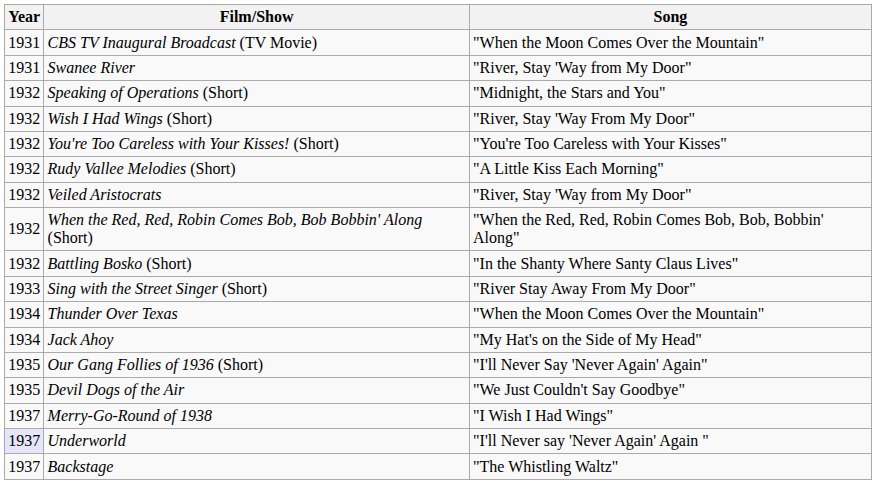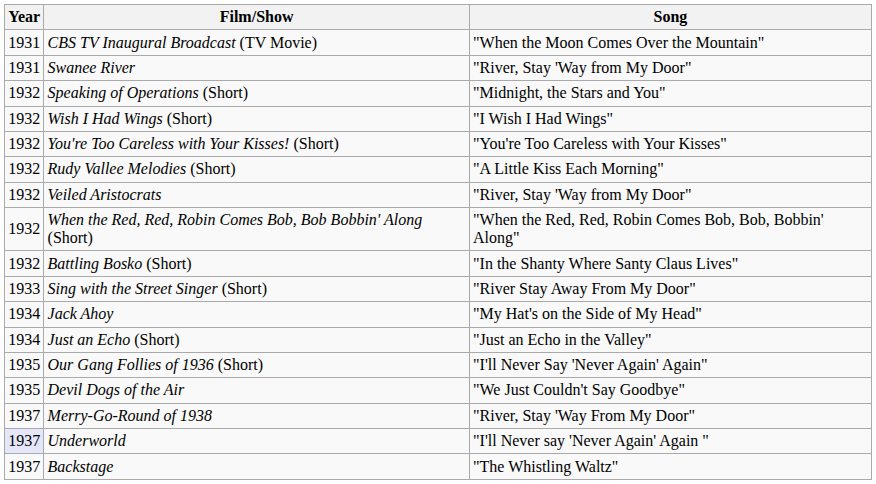(584, 118) "River, Stay 'Way From My Door" -> (543, 118) "I Wish I Had Wings"
- row: (113, 314)
+ row: (114, 339)
(543, 415) "I Wish I Had Wings" -> (584, 415) "River, Stay 'Way From My Door"
